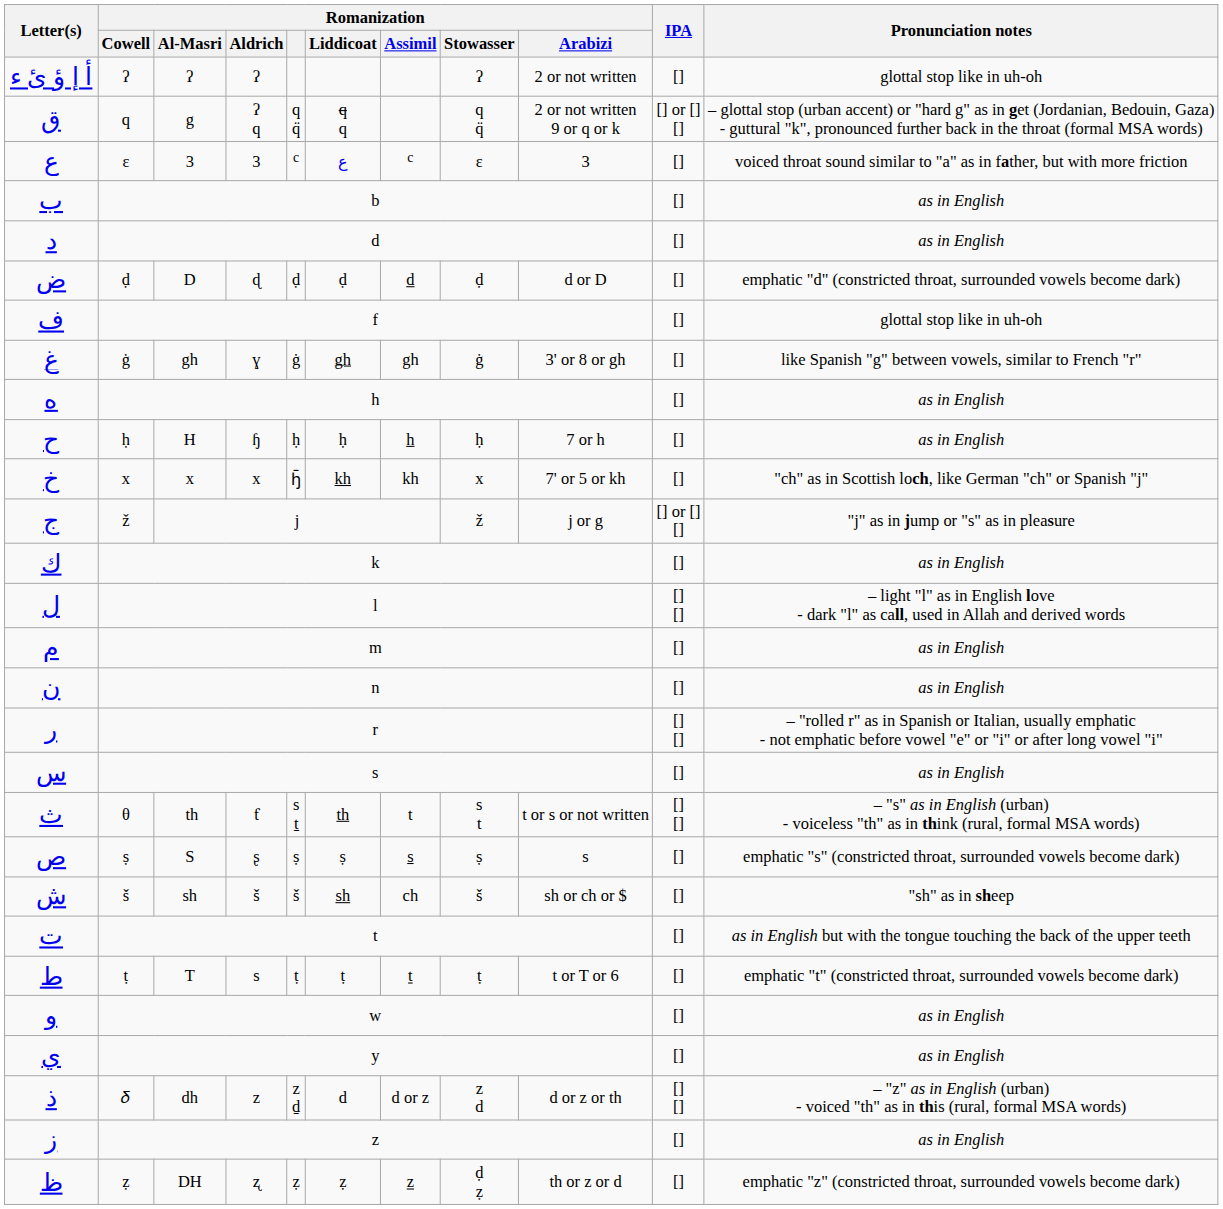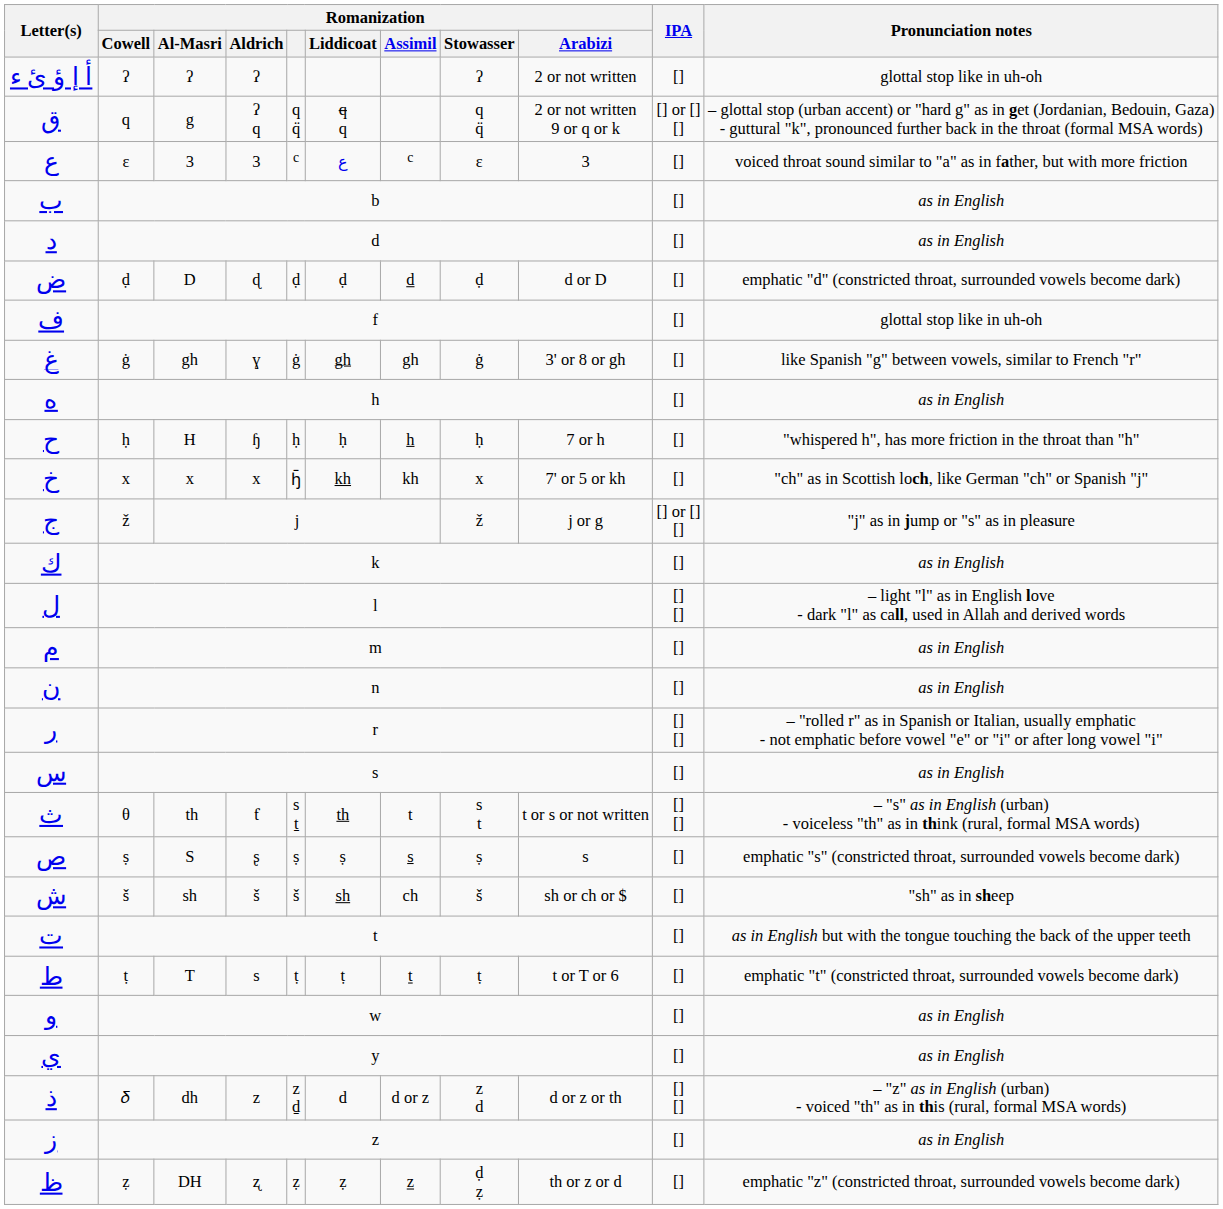(961, 439) as in English -> (961, 439) "whispered h", has more friction in the throat than "h"
